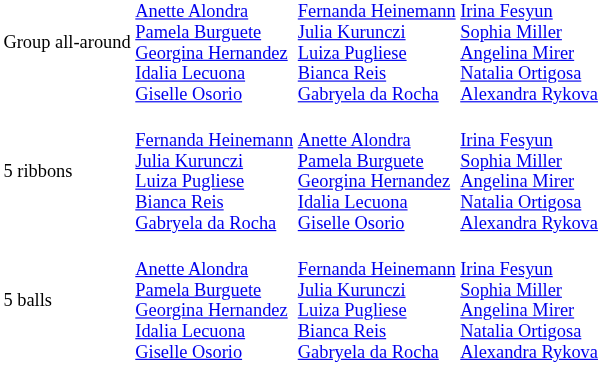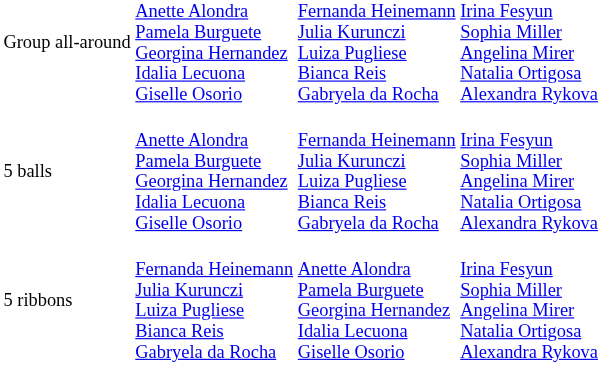rows swapped: (28, 300) <-> (38, 171)
